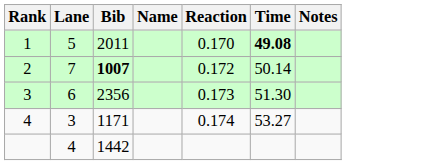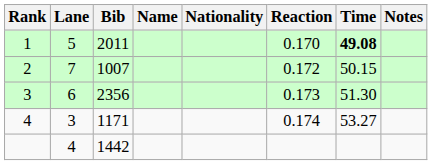+ column: (224, 17)
(113, 69) bold -> (113, 69) normal
(273, 69) 50.14 -> (358, 69) 50.15
